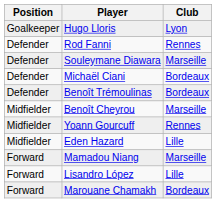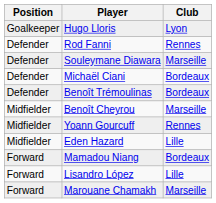(186, 158) Marseille -> (187, 158) Bordeaux
(187, 190) Bordeaux -> (186, 190) Marseille
